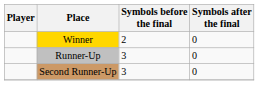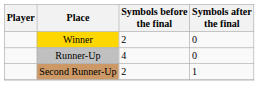(124, 55) 3 -> (124, 55) 4
(124, 71) 3 -> (124, 71) 2
(195, 71) 0 -> (195, 71) 1
